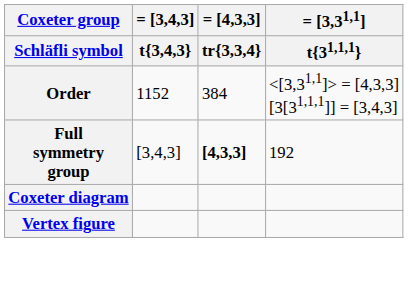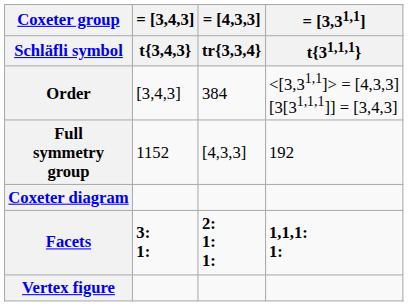(153, 93) 1152 -> (159, 93) [3,4,3]
(159, 152) [3,4,3] -> (153, 152) 1152
(224, 152) bold -> (224, 152) normal
+ row: (68, 242)
